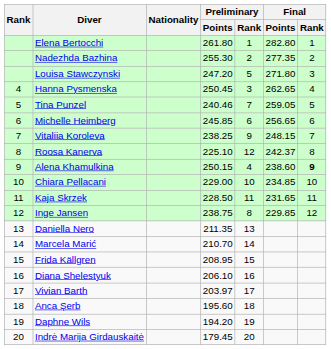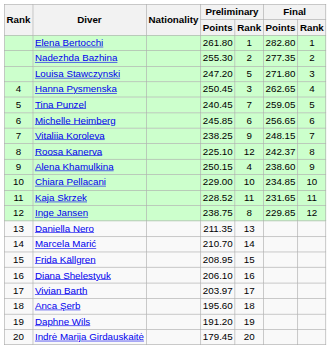(218, 105) 240.46 -> (218, 105) 240.45
(312, 167) bold -> (312, 167) normal
(218, 197) 228.50 -> (218, 197) 228.52
(218, 321) 194.20 -> (218, 321) 191.20
